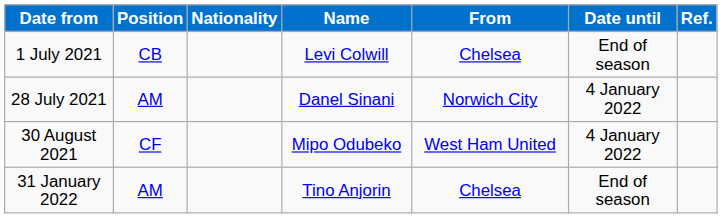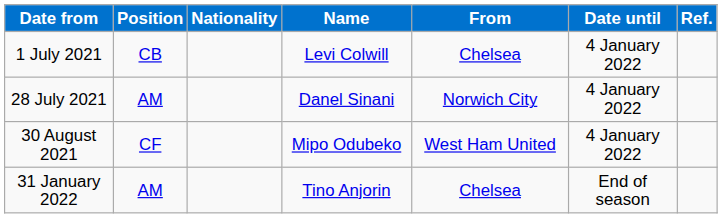(623, 54) End of season -> (623, 54) 4 January 2022
